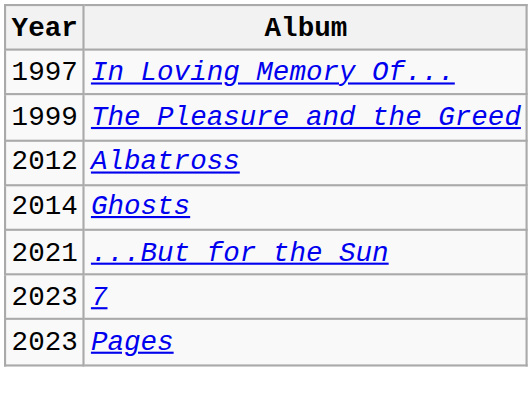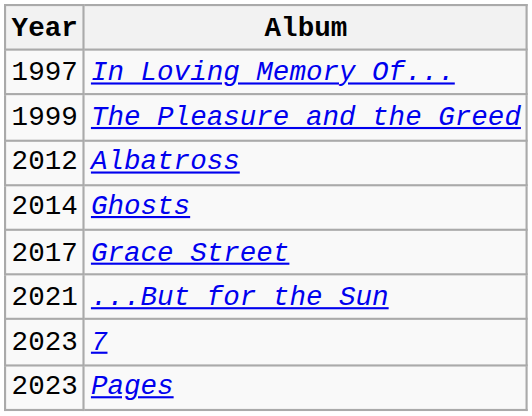+ row: (190, 252)
